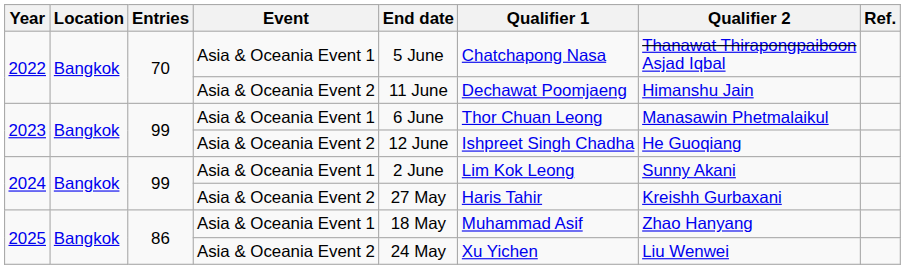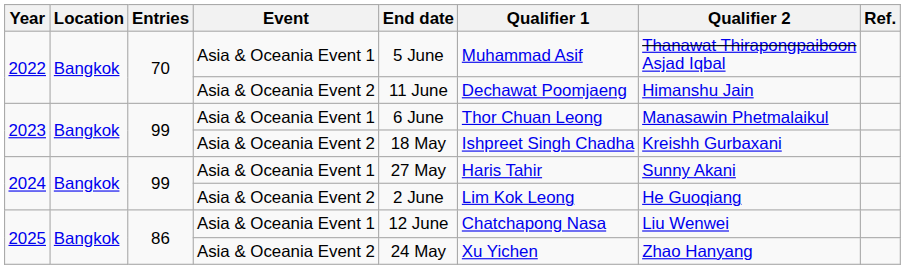(534, 54) Chatchapong Nasa -> (522, 54) Muhammad Asif
(418, 144) 12 June -> (418, 144) 18 May
(692, 144) He Guoqiang -> (712, 144) Kreishh Gurbaxani
(418, 171) 2 June -> (418, 171) 27 May
(518, 171) Lim Kok Leong -> (502, 171) Haris Tahir
(418, 197) 27 May -> (418, 197) 2 June
(502, 197) Haris Tahir -> (518, 197) Lim Kok Leong
(712, 197) Kreishh Gurbaxani -> (692, 197) He Guoqiang
(418, 224) 18 May -> (418, 224) 12 June
(522, 224) Muhammad Asif -> (534, 224) Chatchapong Nasa
(697, 224) Zhao Hanyang -> (686, 224) Liu Wenwei
(686, 251) Liu Wenwei -> (697, 251) Zhao Hanyang
